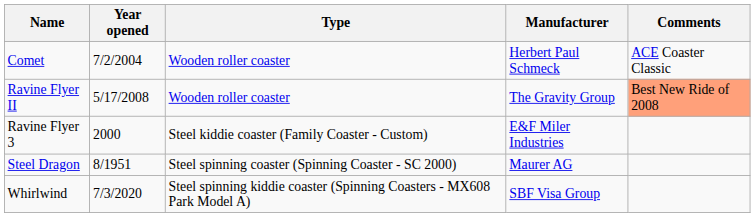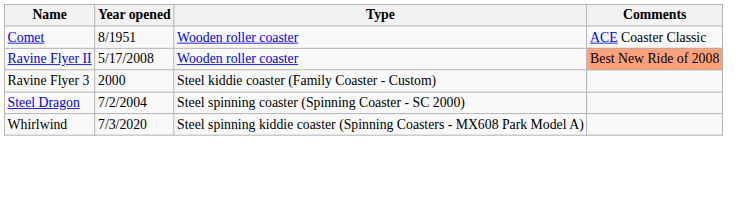- column: (567, 23)
(117, 60) 7/2/2004 -> (117, 37) 8/1951
(112, 164) 8/1951 -> (122, 102) 7/2/2004
